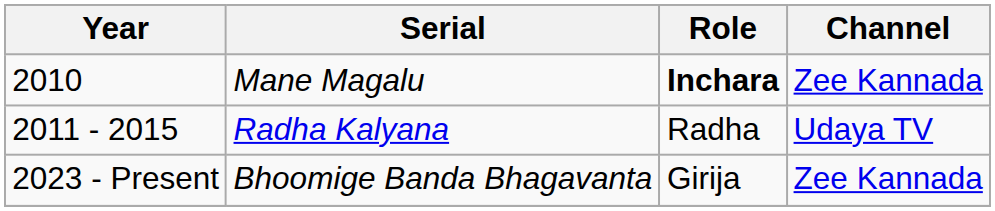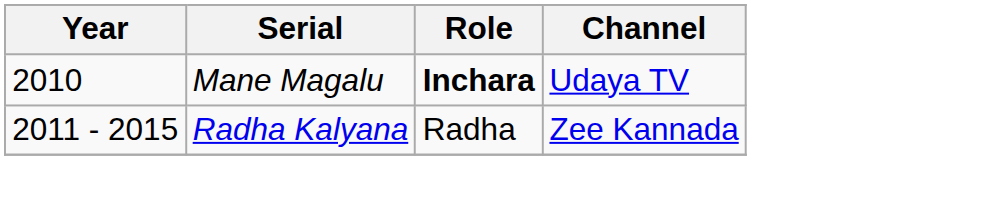(888, 79) Zee Kannada -> (619, 79) Udaya TV
(863, 129) Udaya TV -> (644, 129) Zee Kannada
- row: (443, 179)
